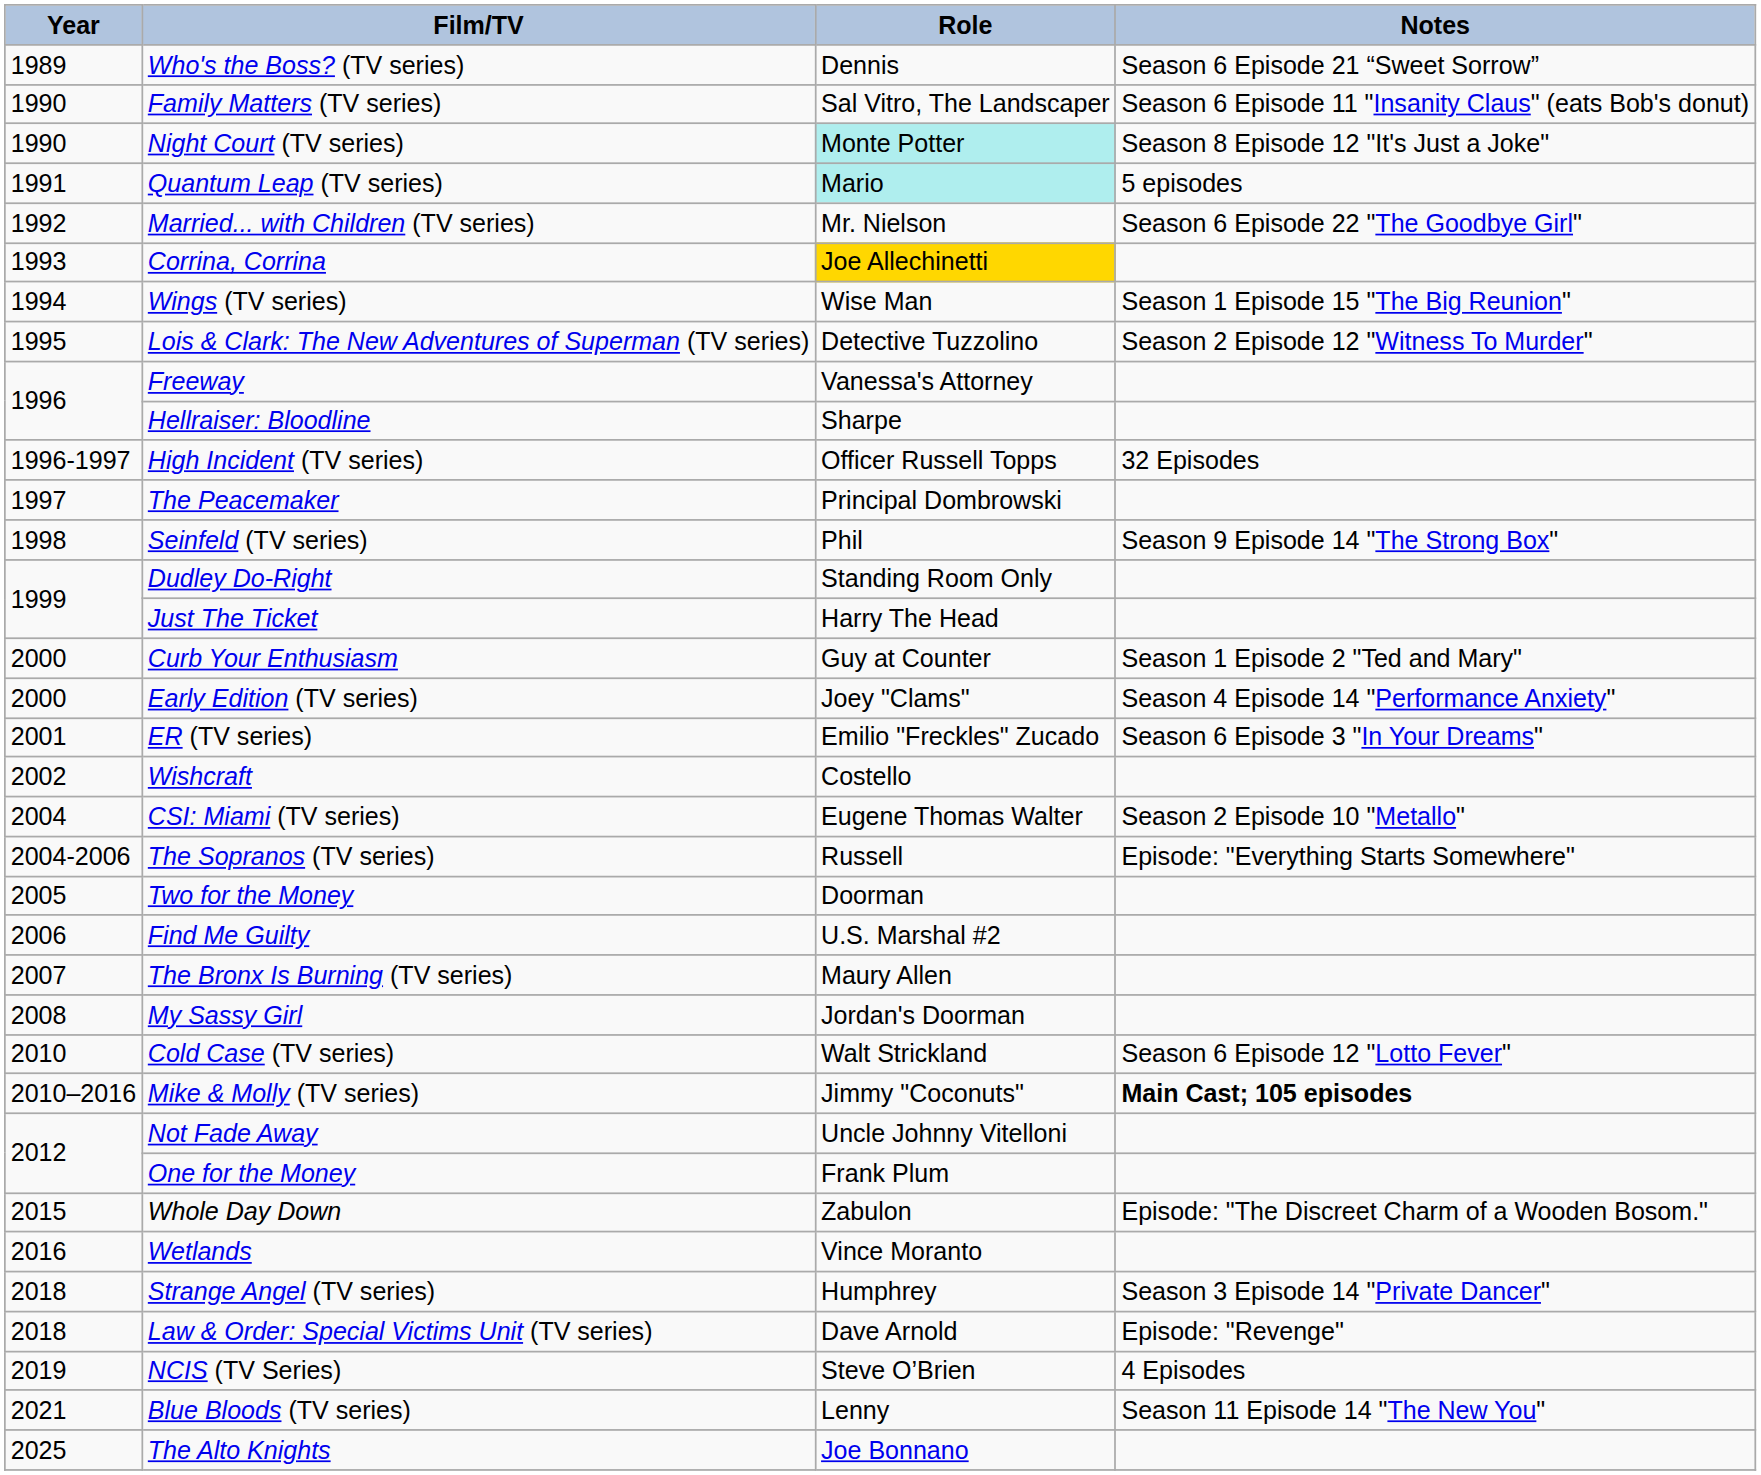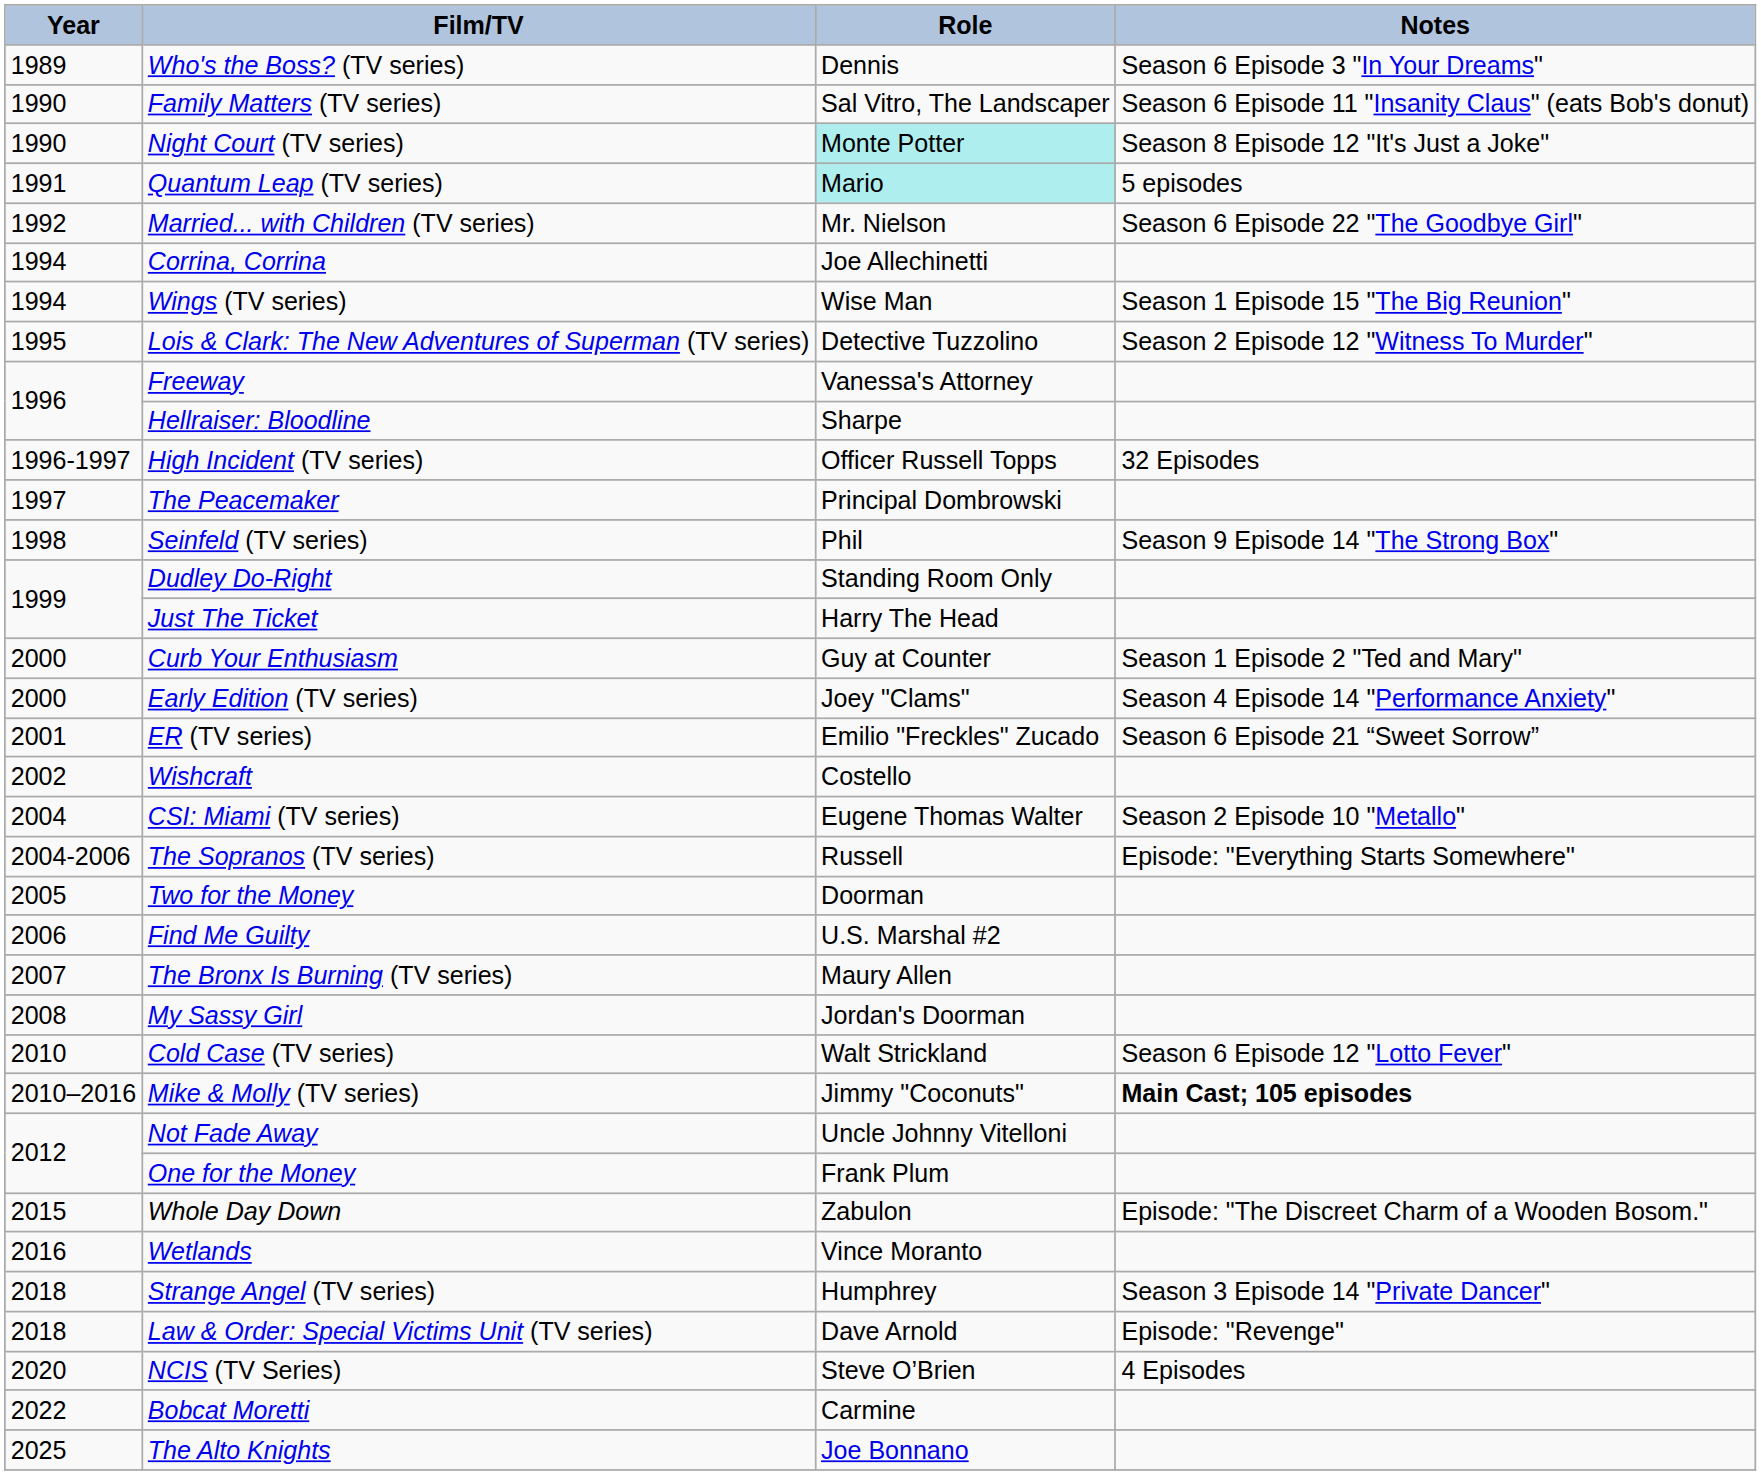(1330, 65) Season 6 Episode 21 “Sweet Sorrow” -> (1332, 65) Season 6 Episode 3 "In Your Dreams"
(39, 263) 1993 -> (39, 263) 1994
(905, 263) gold background -> (905, 263) no background
(1332, 738) Season 6 Episode 3 "In Your Dreams" -> (1330, 738) Season 6 Episode 21 “Sweet Sorrow”
(39, 1371) 2019 -> (39, 1371) 2020
- row: (279, 1411)
+ row: (229, 1411)
